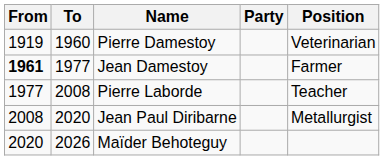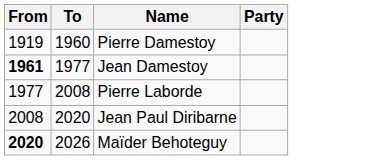- column: (333, 17)
(26, 142) normal -> (26, 142) bold
